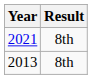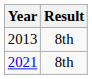rows swapped: (23, 62) <-> (23, 39)
